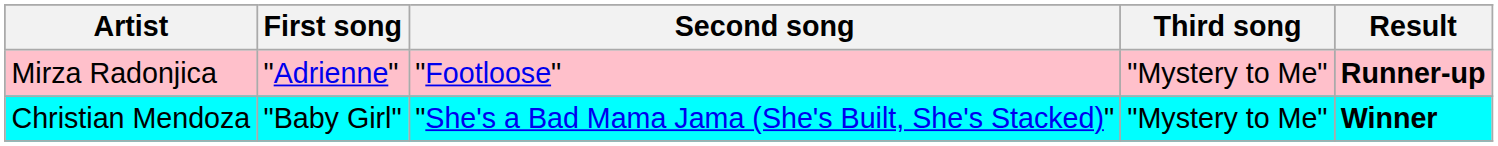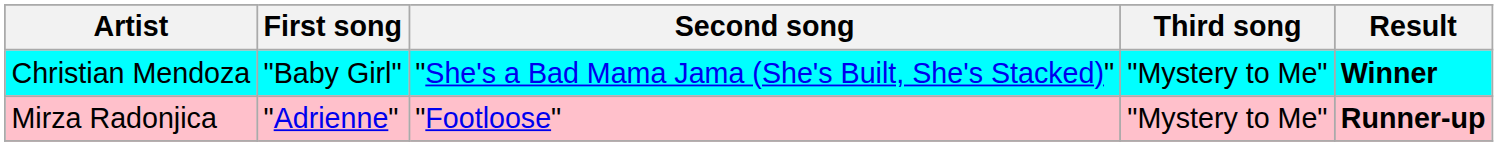rows swapped: (131, 118) <-> (114, 72)
